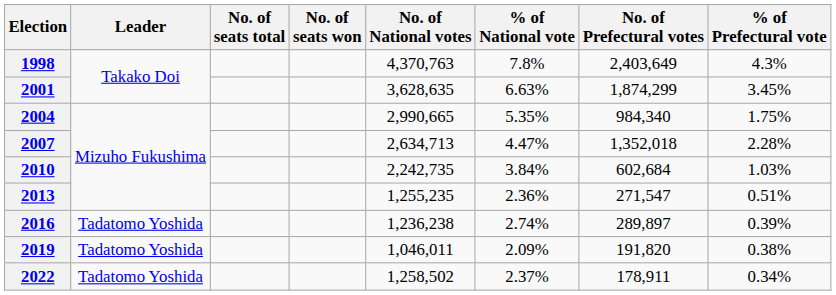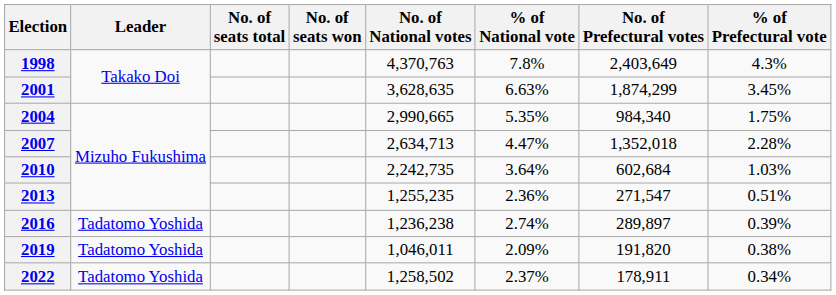(527, 169) 3.84% -> (527, 169) 3.64%
